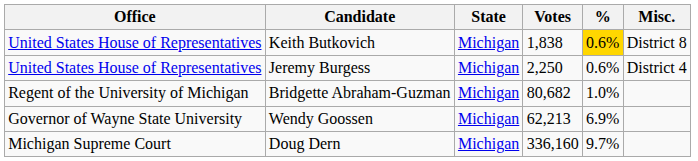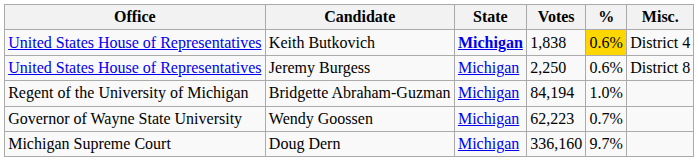(489, 42) normal -> (490, 42) bold
(657, 42) District 8 -> (660, 42) District 4
(657, 67) District 4 -> (660, 67) District 8
(549, 93) 80,682 -> (552, 93) 84,194
(549, 118) 62,213 -> (552, 118) 62,223
(603, 118) 6.9% -> (606, 118) 0.7%
